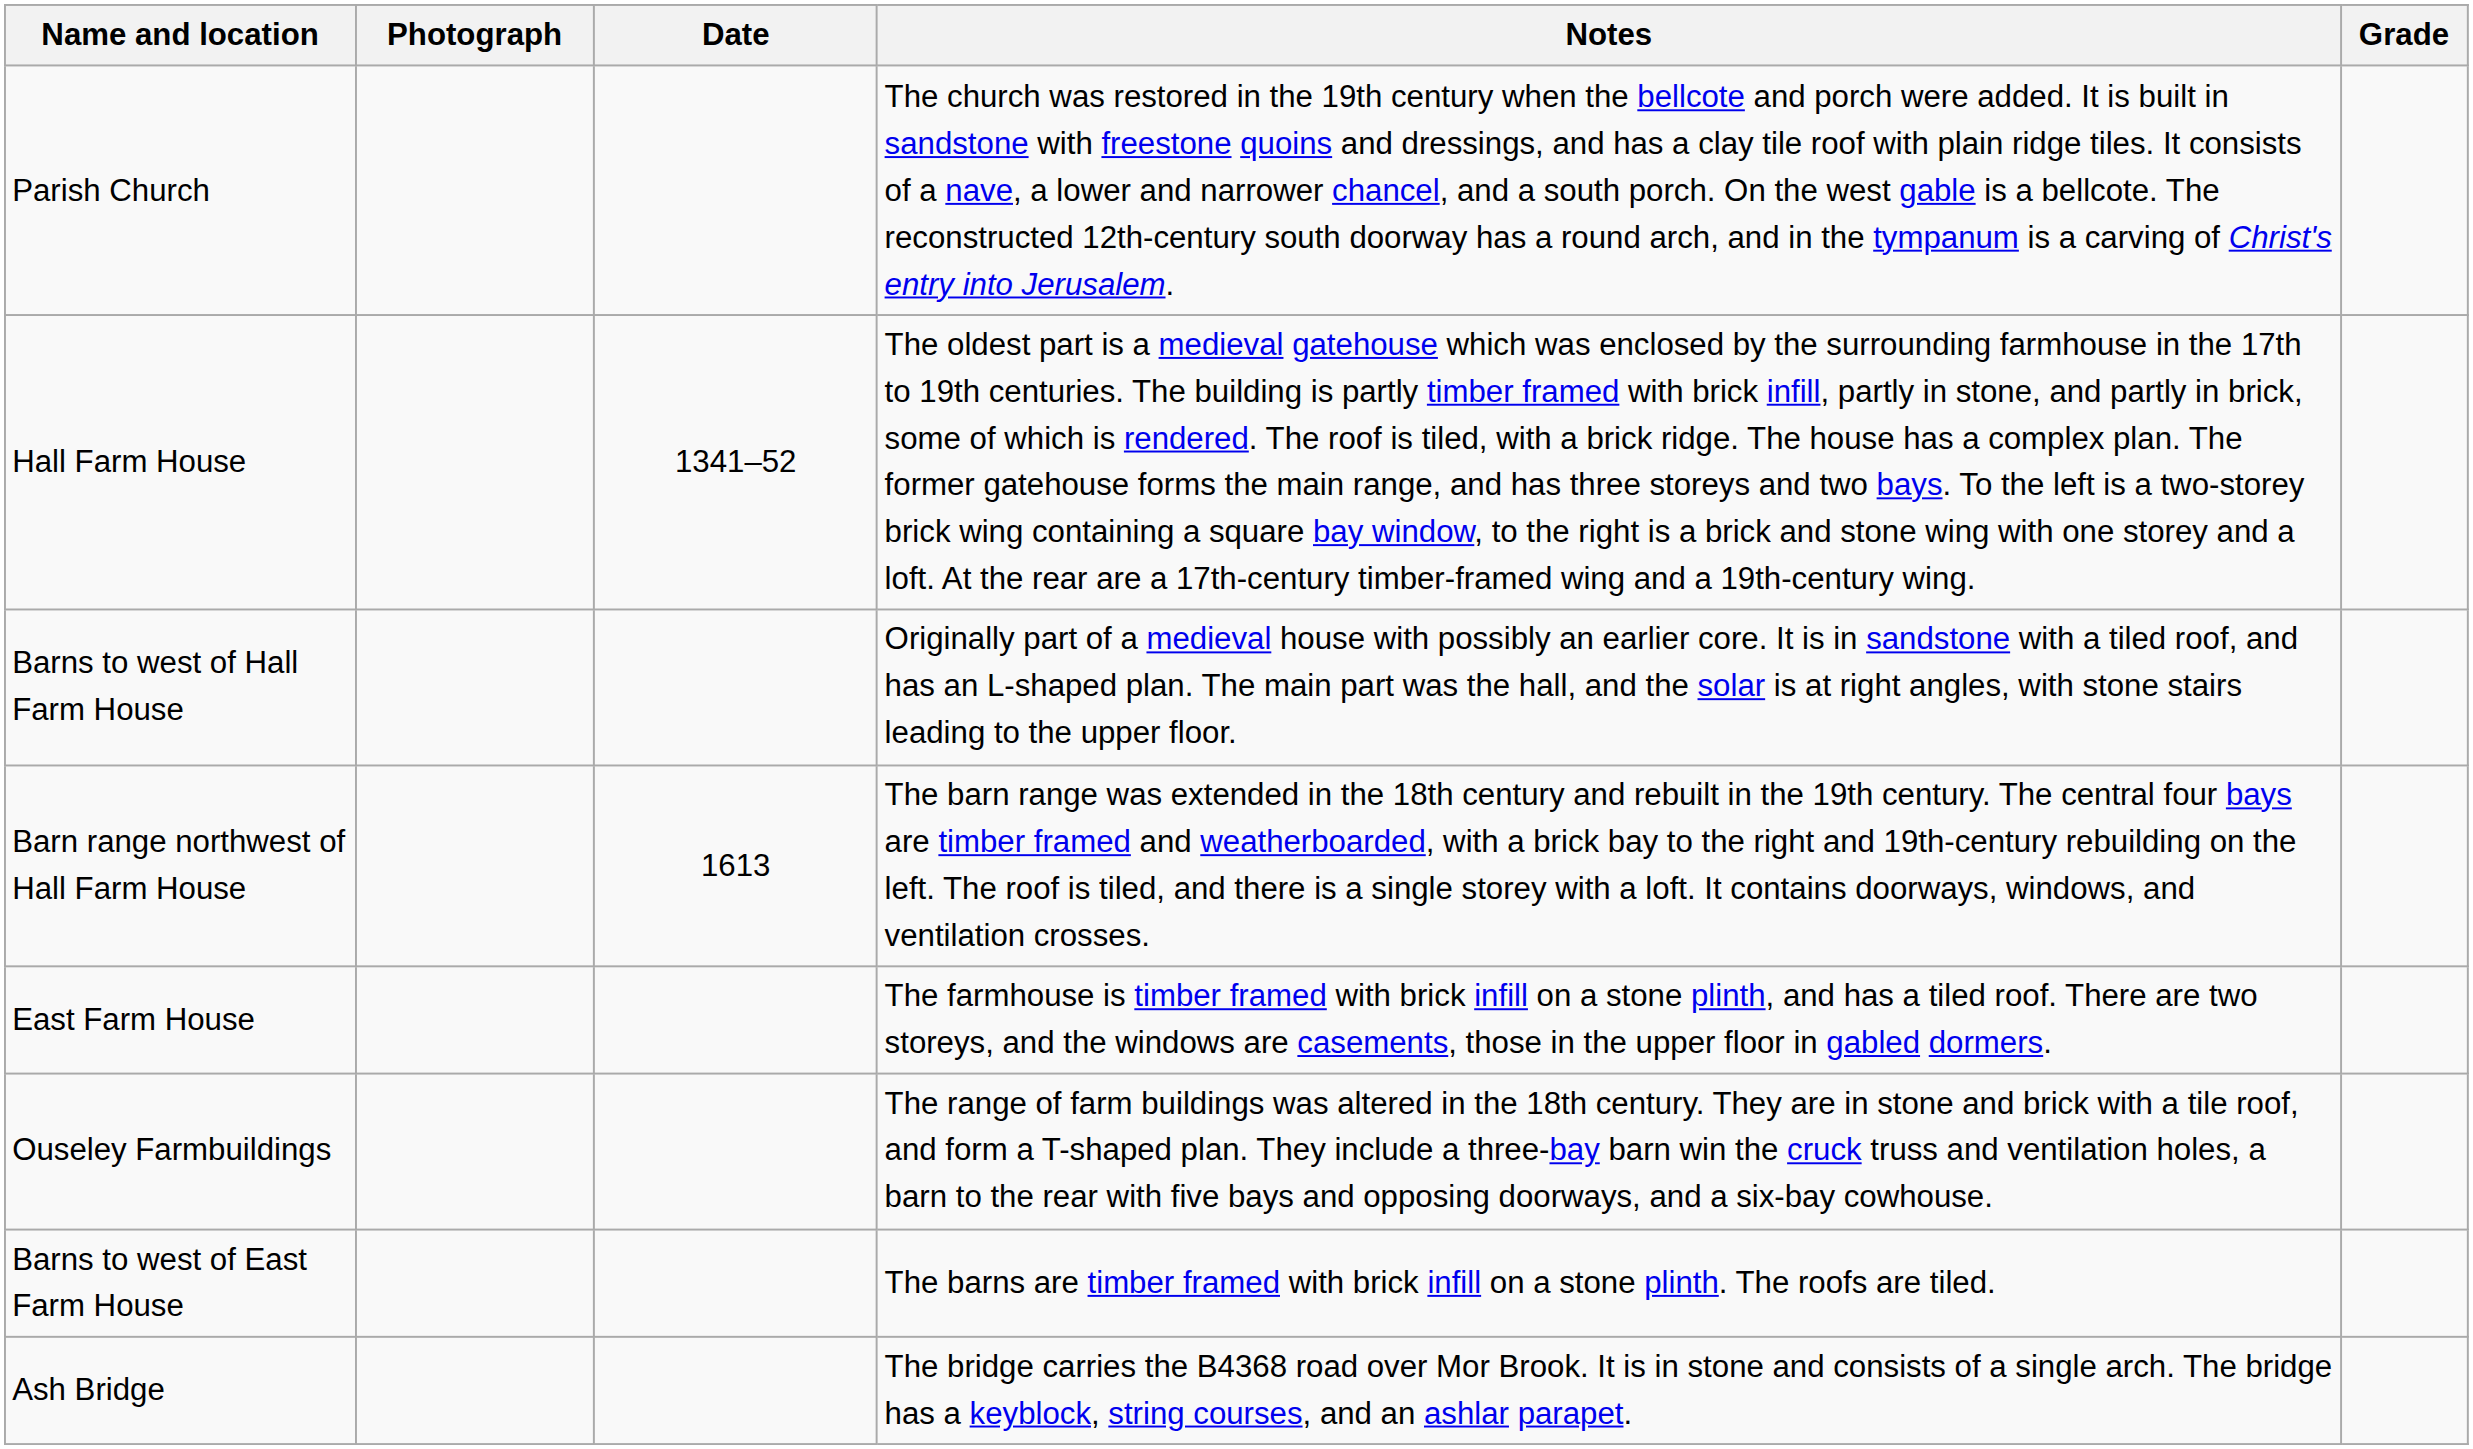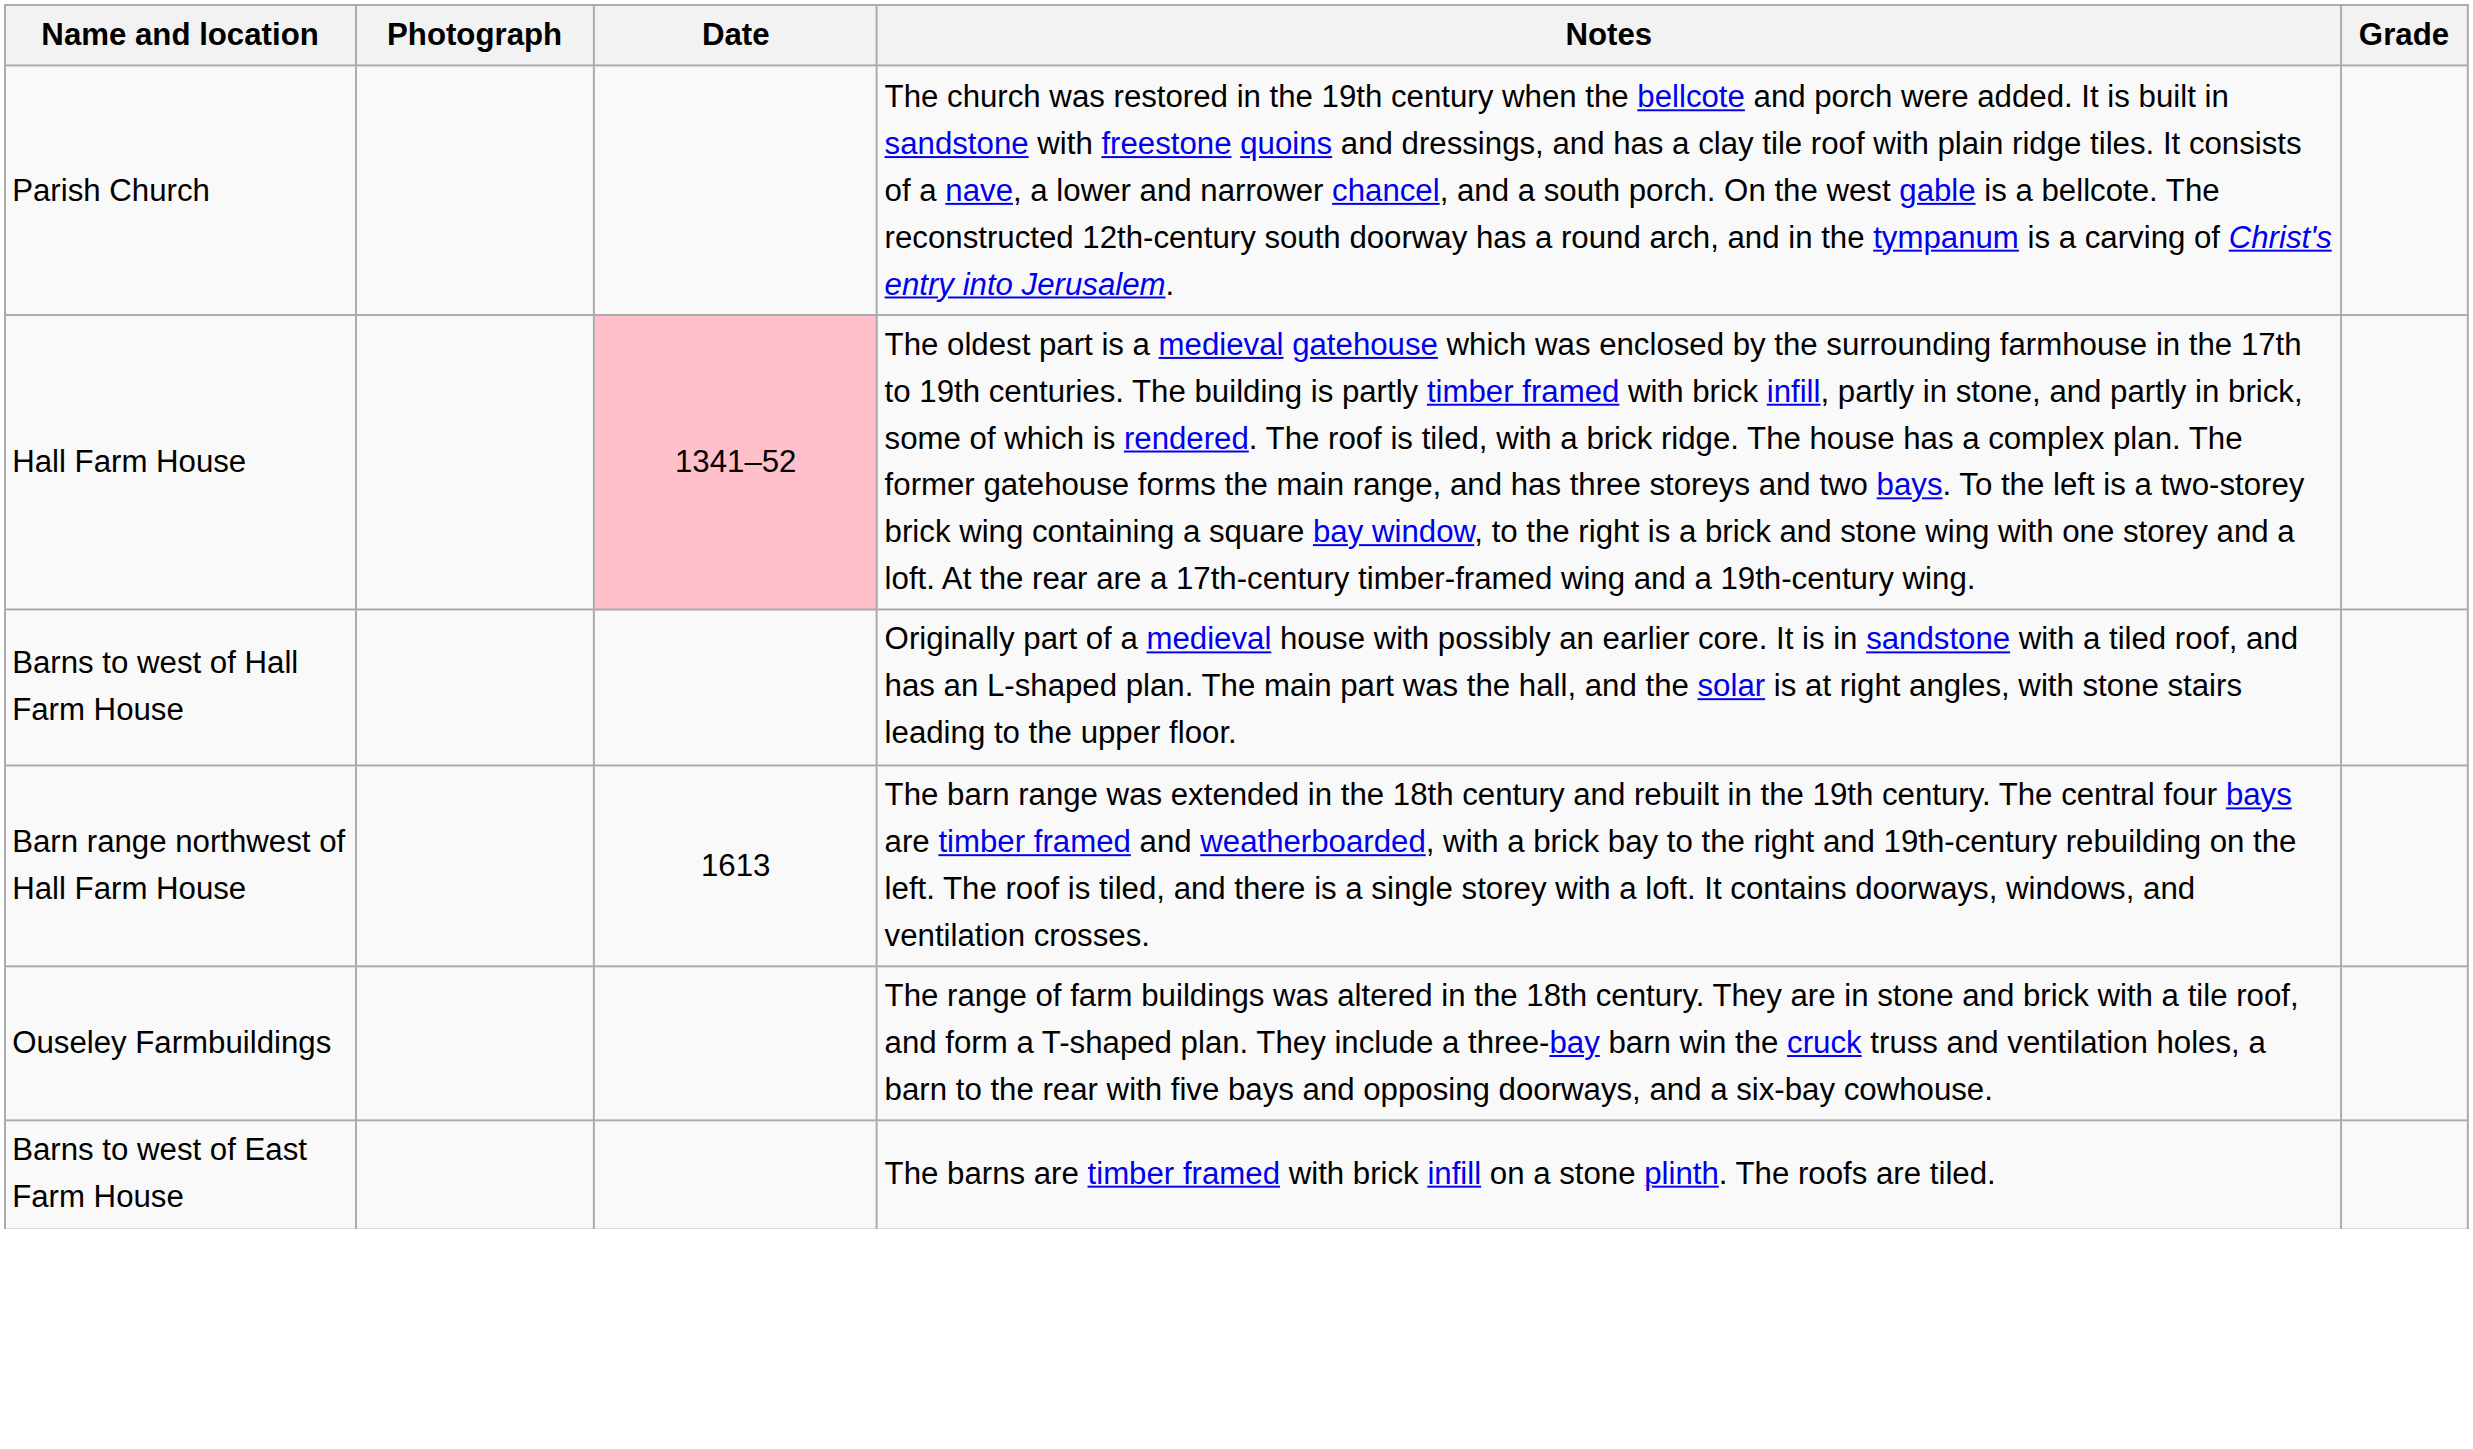(736, 461) no background -> (736, 461) pink background
- row: (134, 1019)
- row: (88, 1390)
